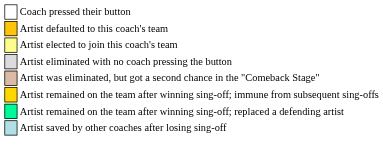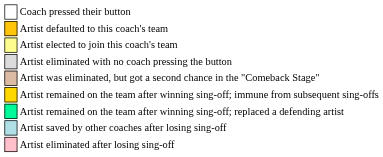+ row: (97, 144)
